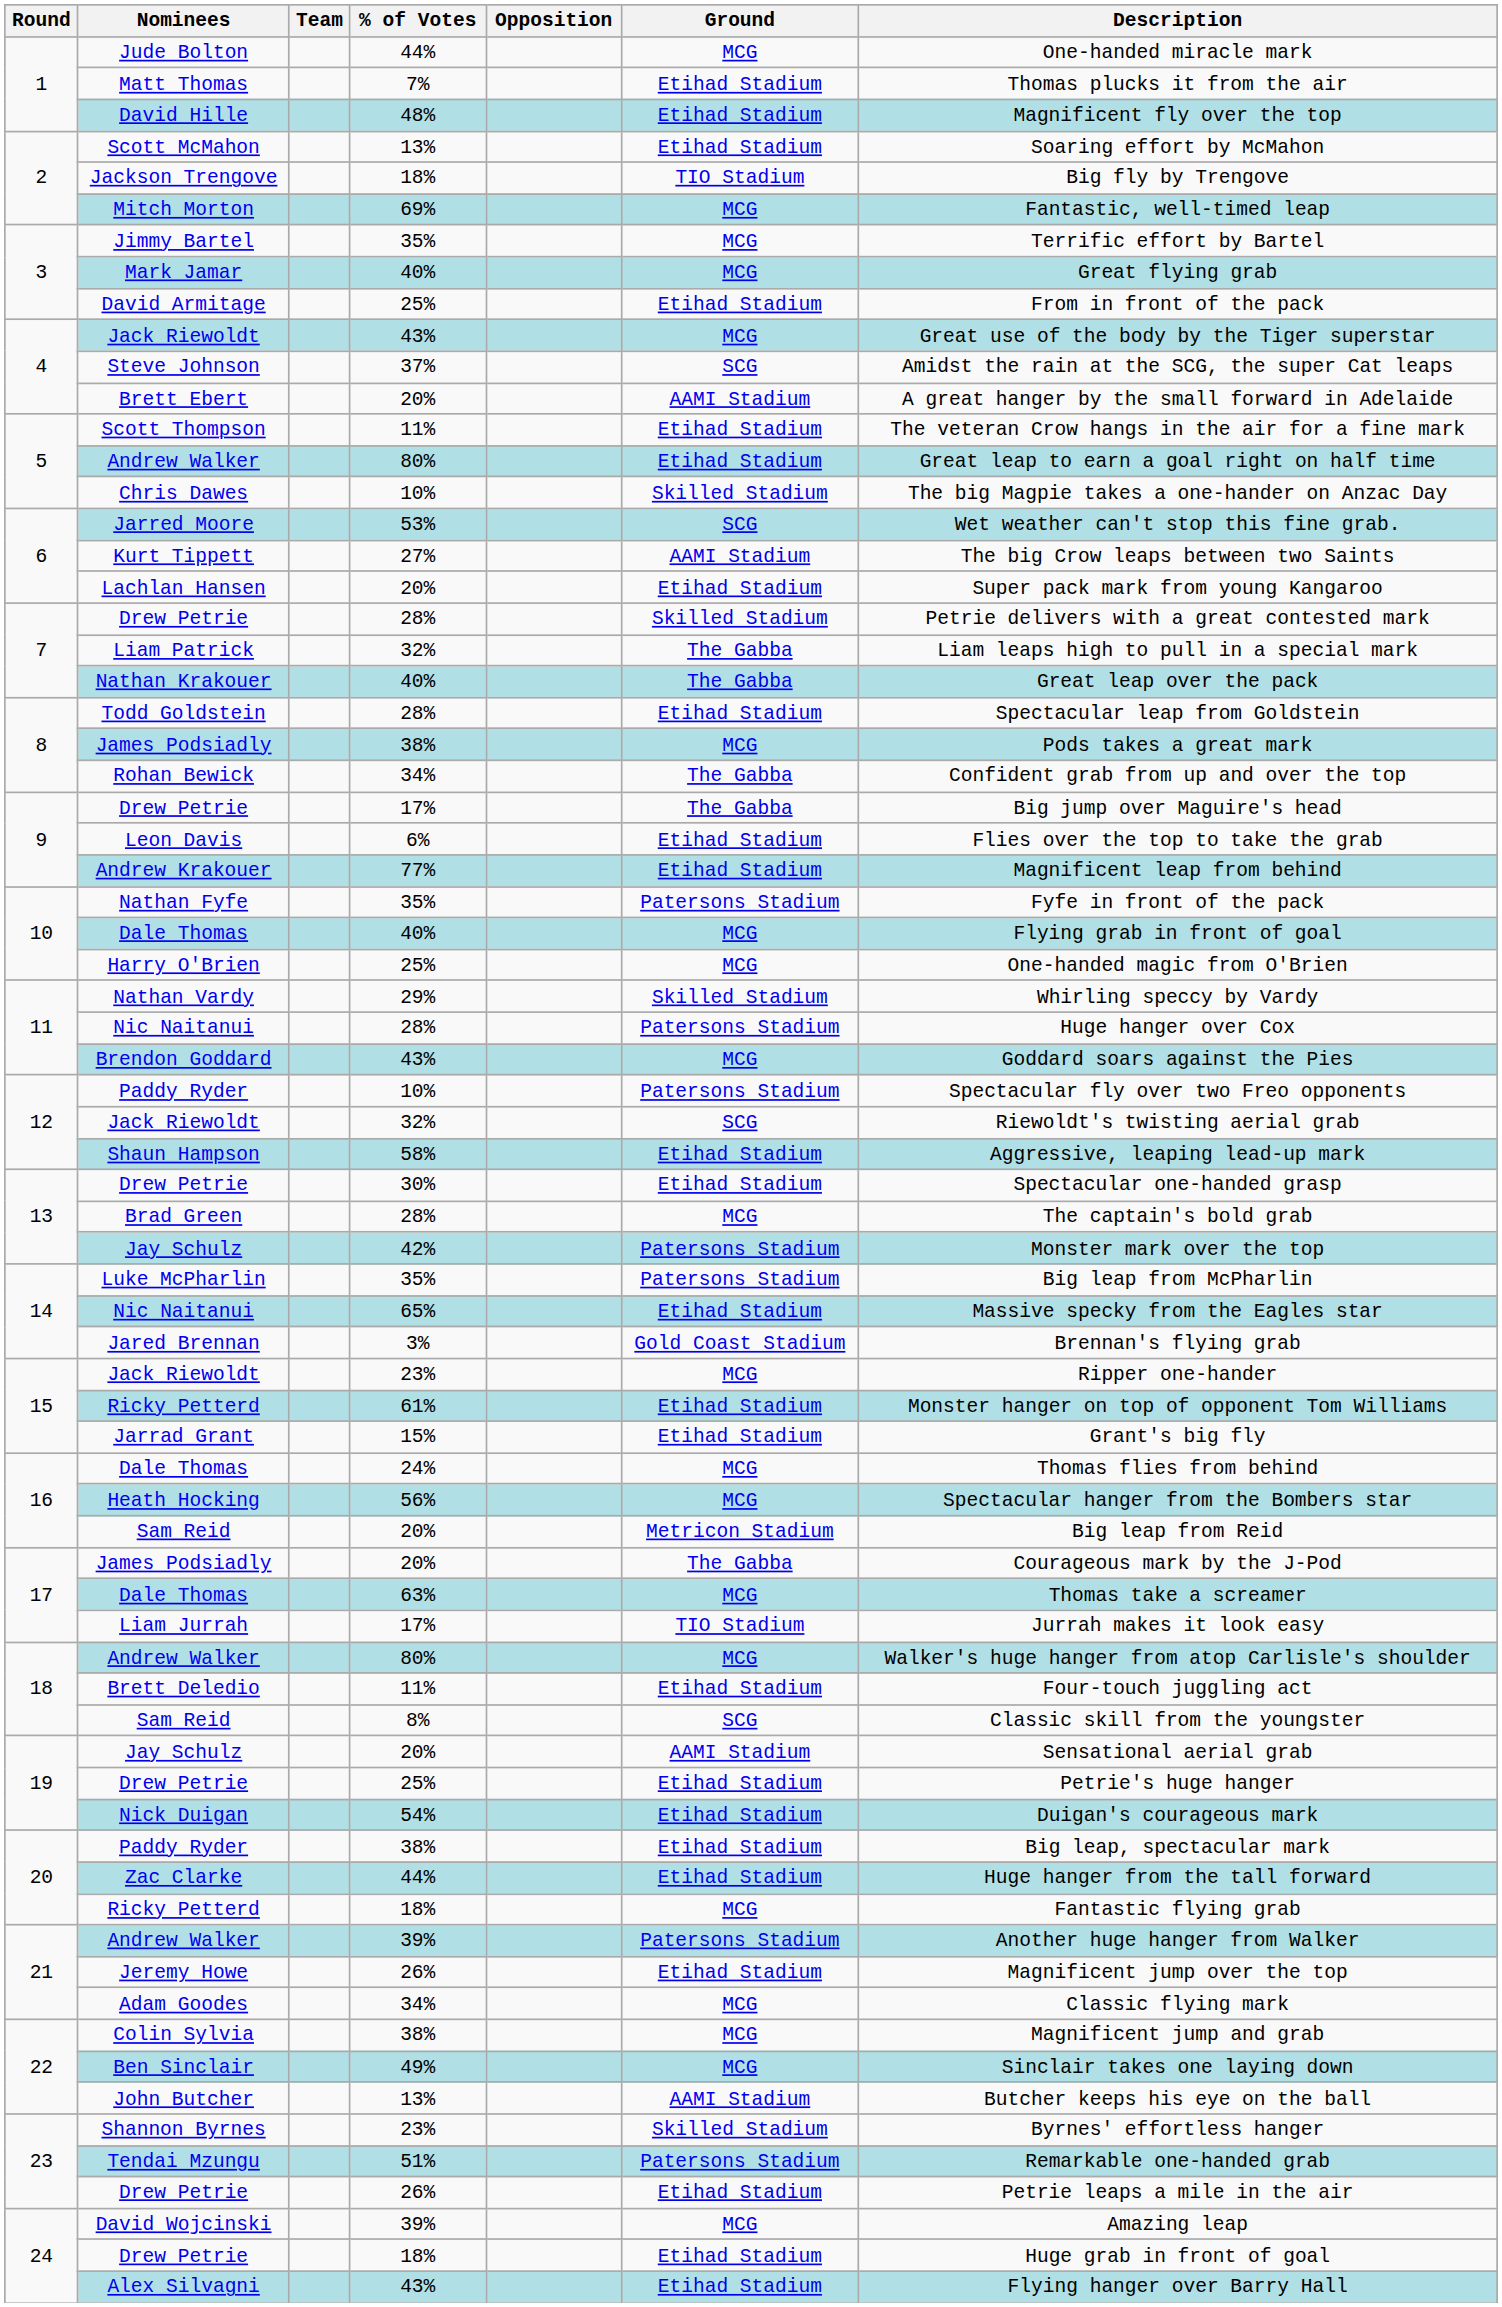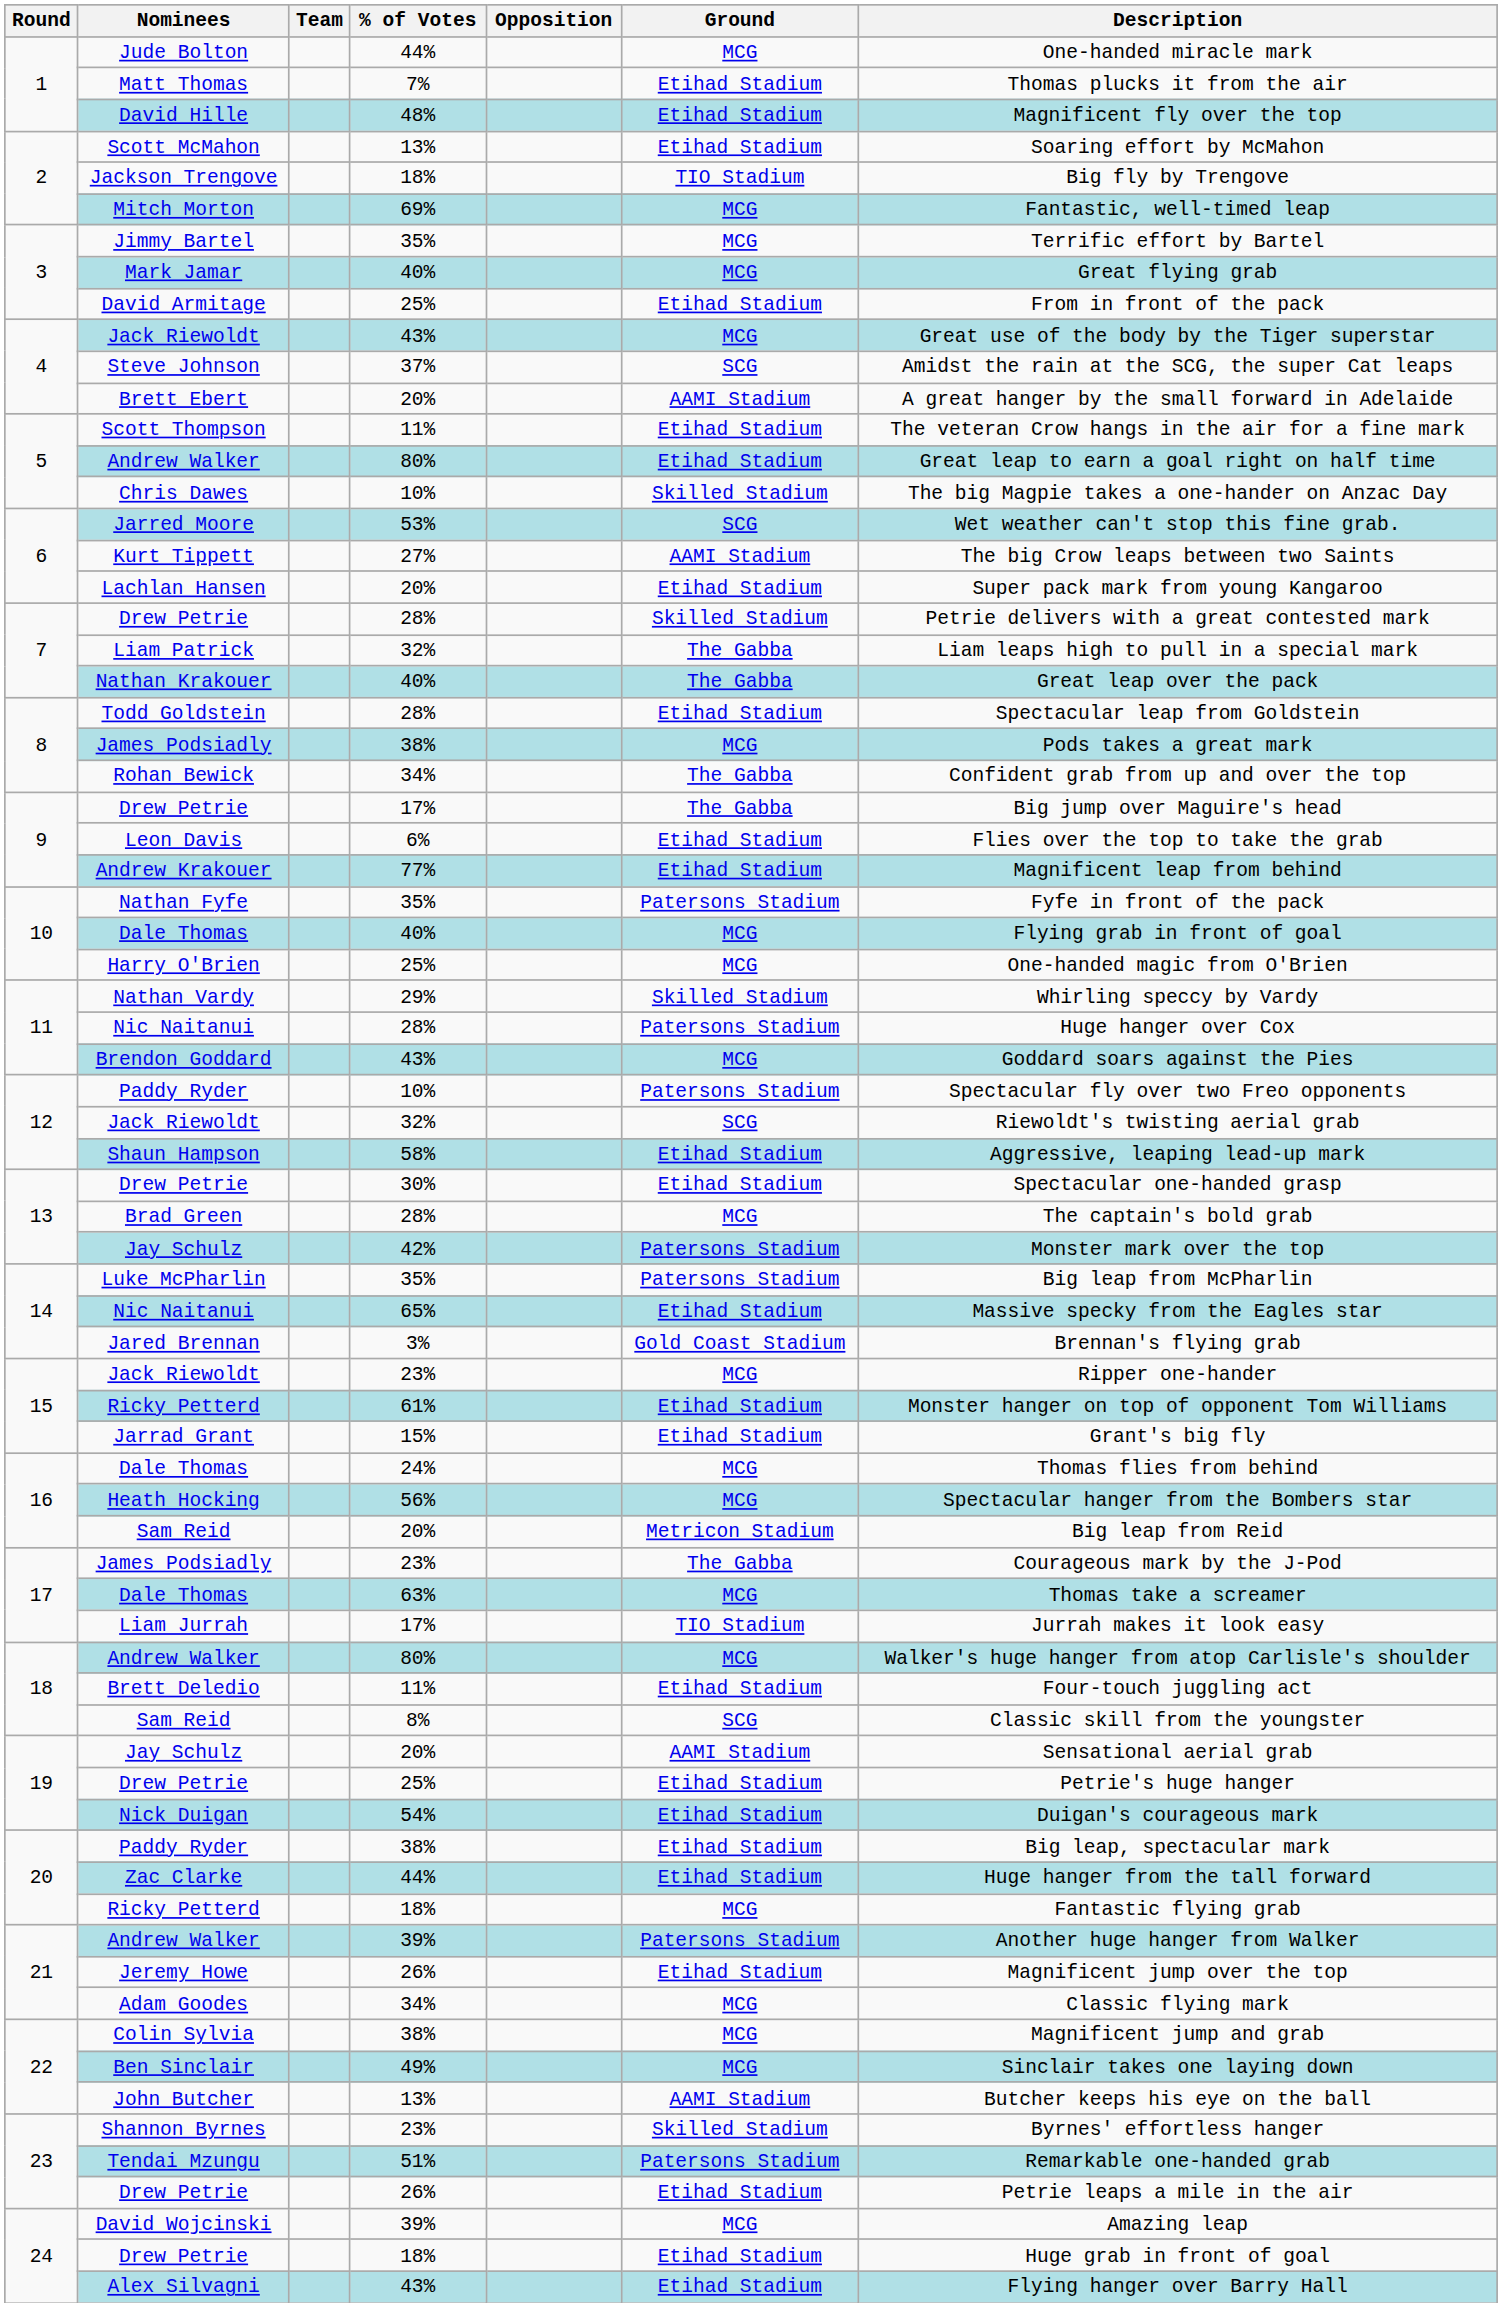(418, 1562) 20% -> (418, 1562) 23%
